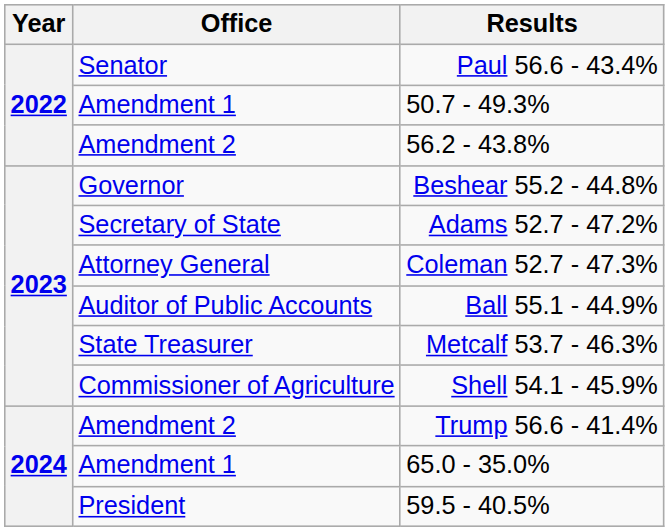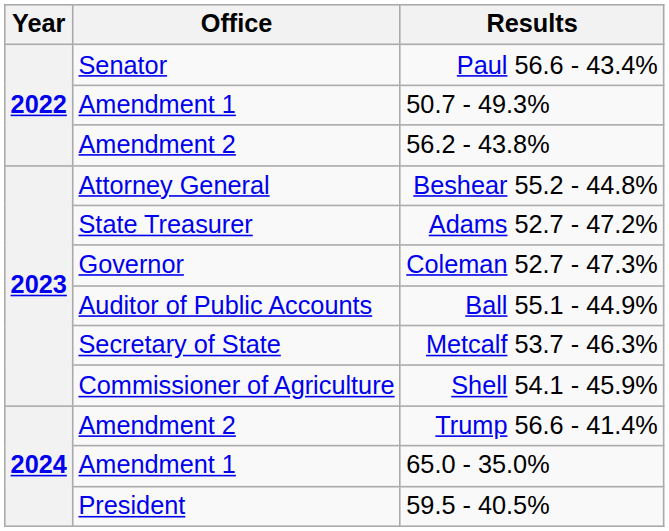(131, 184) Governor -> (174, 184) Attorney General
(180, 225) Secretary of State -> (166, 225) State Treasurer
(174, 265) Attorney General -> (131, 265) Governor
(166, 345) State Treasurer -> (180, 345) Secretary of State
